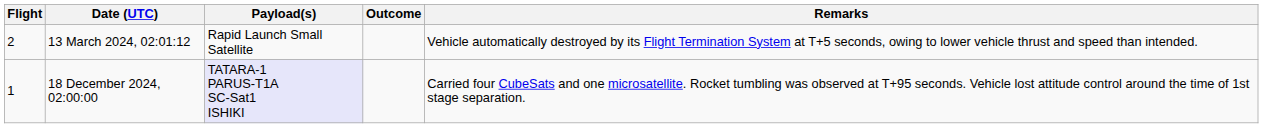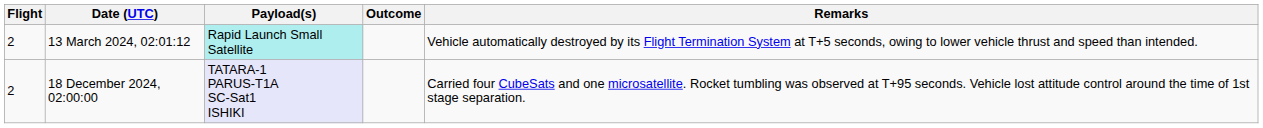(265, 42) no background -> (265, 42) paleturquoise background
(11, 91) 1 -> (11, 91) 2
